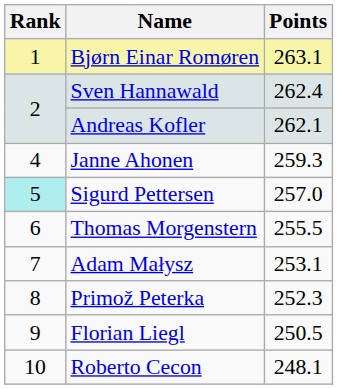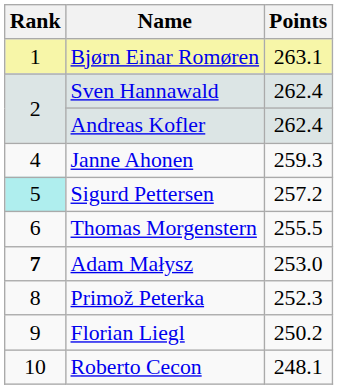(298, 125) 262.1 -> (298, 125) 262.4
(298, 194) 257.0 -> (298, 194) 257.2
(35, 263) normal -> (35, 263) bold
(298, 263) 253.1 -> (298, 263) 253.0
(298, 332) 250.5 -> (298, 332) 250.2
